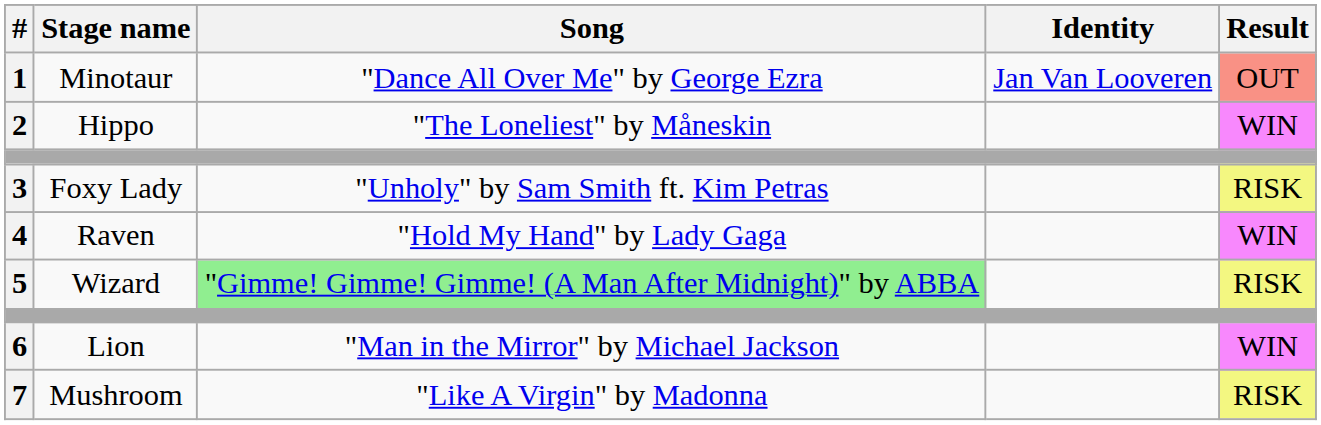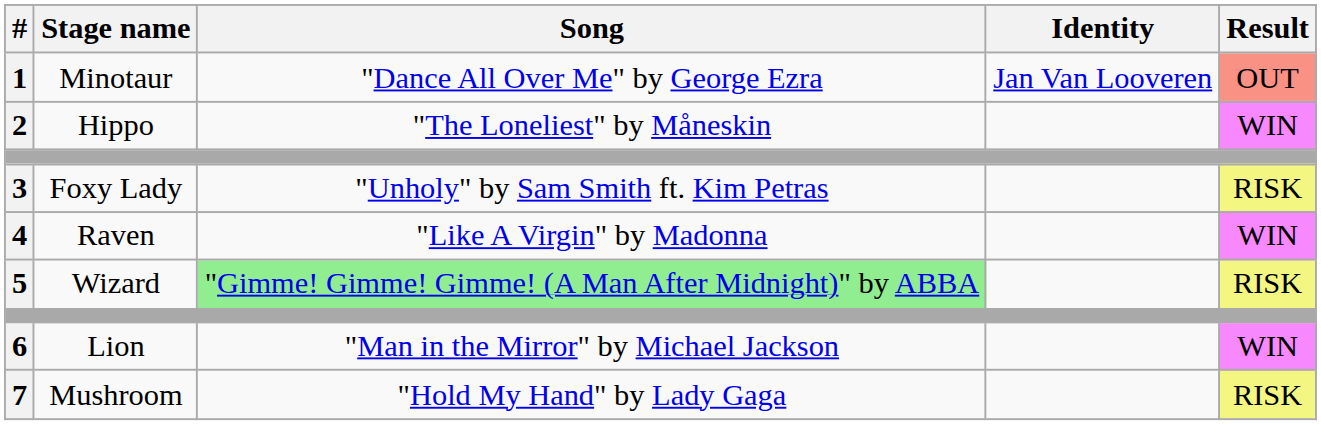(592, 235) "Hold My Hand" by Lady Gaga -> (592, 235) "Like A Virgin" by Madonna
(592, 394) "Like A Virgin" by Madonna -> (592, 394) "Hold My Hand" by Lady Gaga
